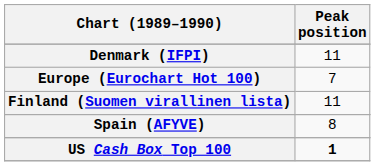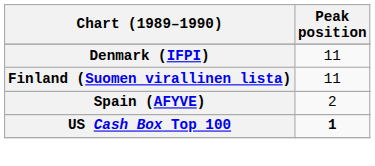- row: (150, 79)
(332, 126) 8 -> (332, 103) 2
